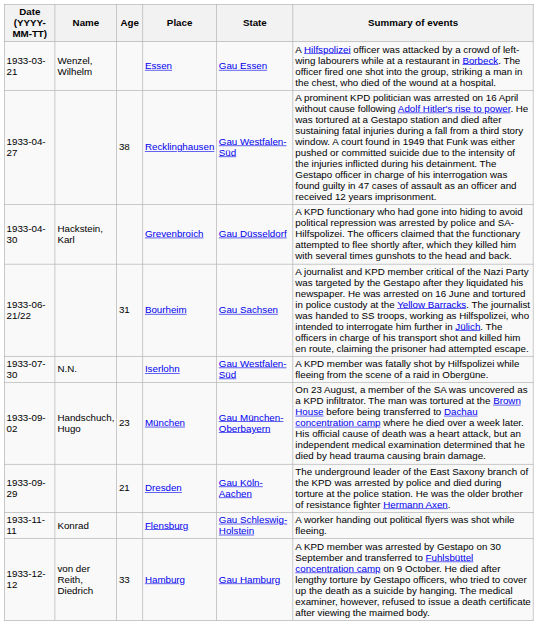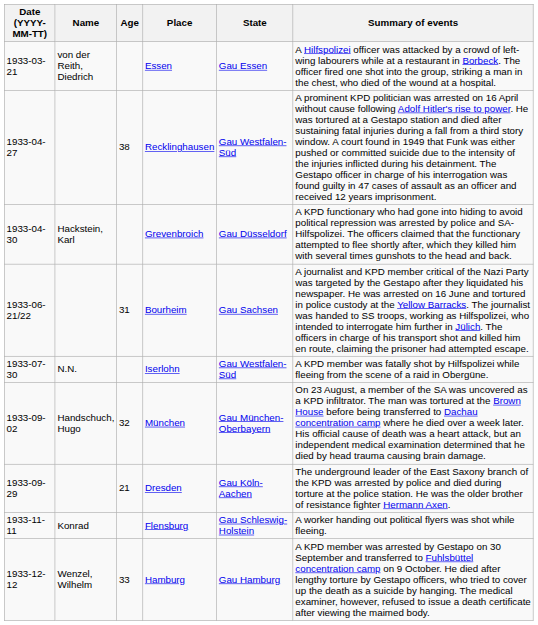(75, 66) Wenzel, Wilhelm -> (75, 66) von der Reith, Diedrich
(124, 423) 23 -> (124, 423) 32
(75, 579) von der Reith, Diedrich -> (75, 579) Wenzel, Wilhelm
